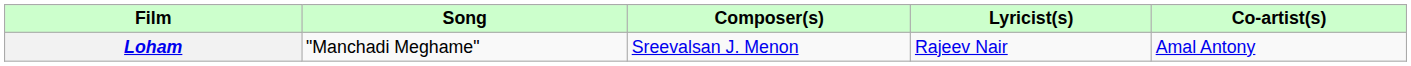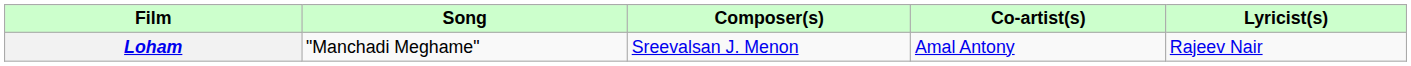columns swapped: (1031, 18) <-> (1279, 18)
